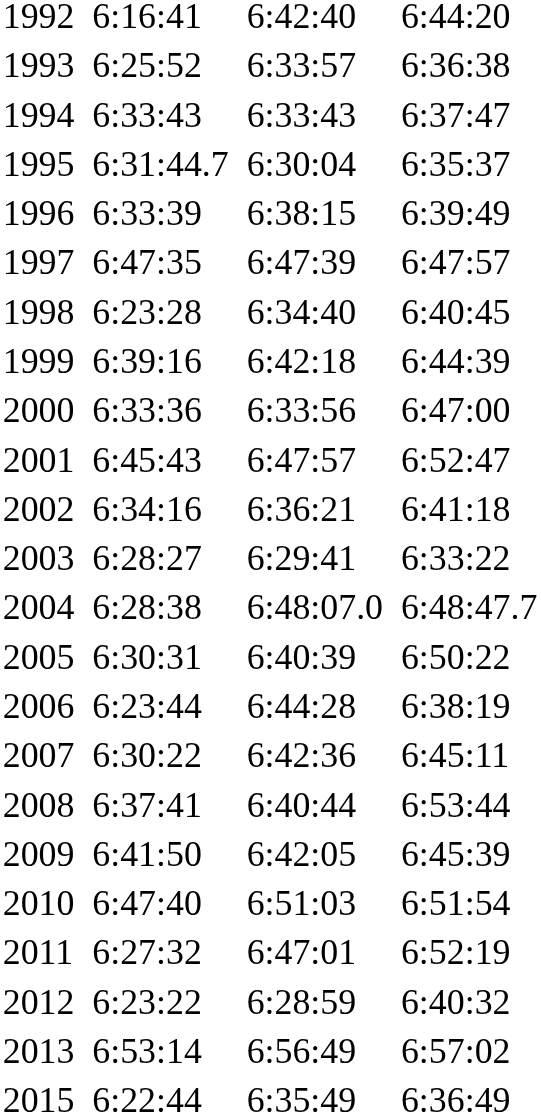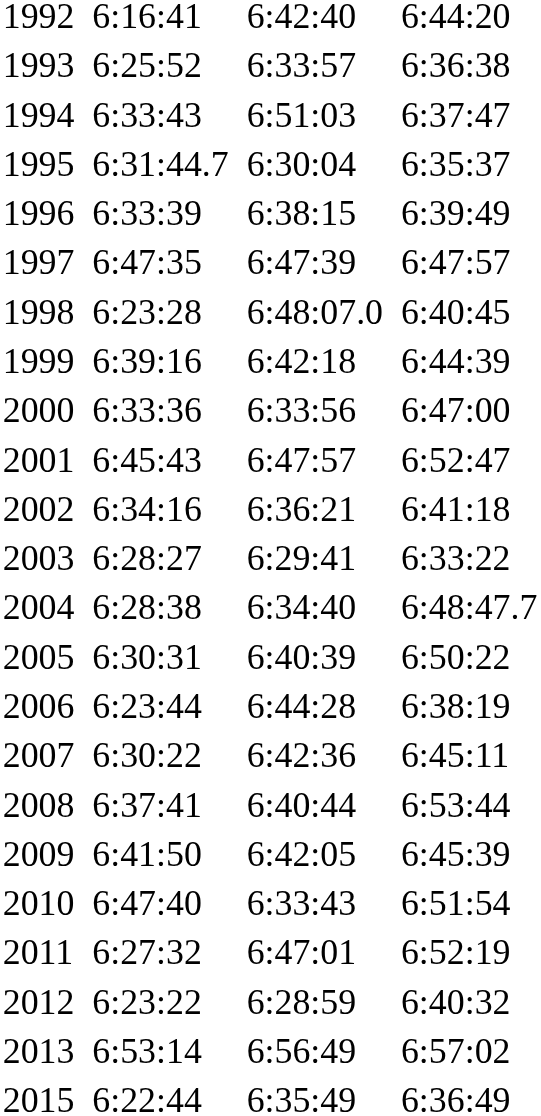(301, 114) 6:33:43 -> (301, 114) 6:51:03
(301, 311) 6:34:40 -> (315, 311) 6:48:07.0
(315, 607) 6:48:07.0 -> (301, 607) 6:34:40
(301, 903) 6:51:03 -> (301, 903) 6:33:43
